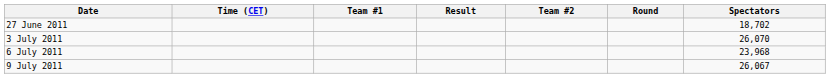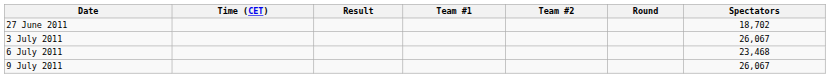columns swapped: (365, 11) <-> (461, 11)
(754, 39) 26,070 -> (754, 39) 26,067
(754, 53) 23,968 -> (754, 53) 23,468
